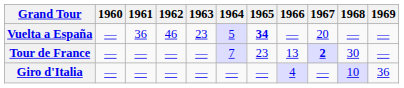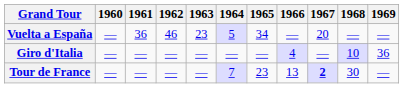(262, 33) bold -> (262, 33) normal
rows swapped: (50, 72) <-> (50, 53)
